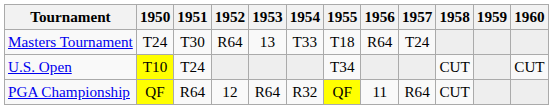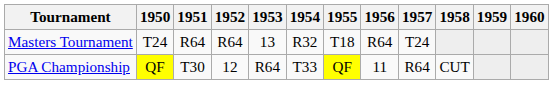(192, 42) T30 -> (192, 42) R64
(305, 42) T33 -> (305, 42) R32
- row: (40, 67)
(192, 92) R64 -> (192, 67) T30
(305, 92) R32 -> (305, 67) T33
